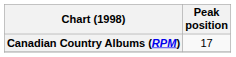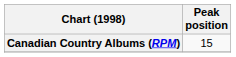(207, 43) 17 -> (207, 43) 15
